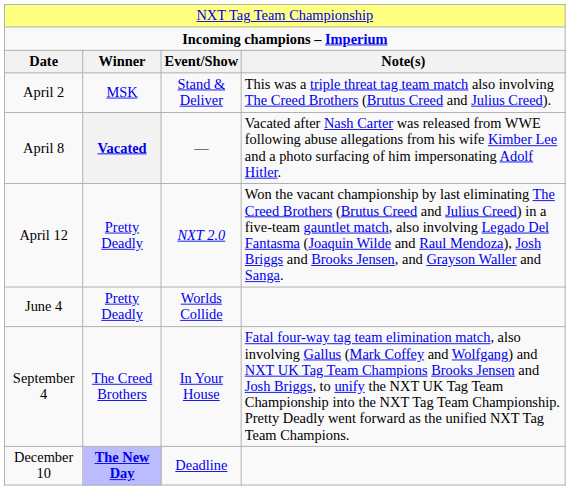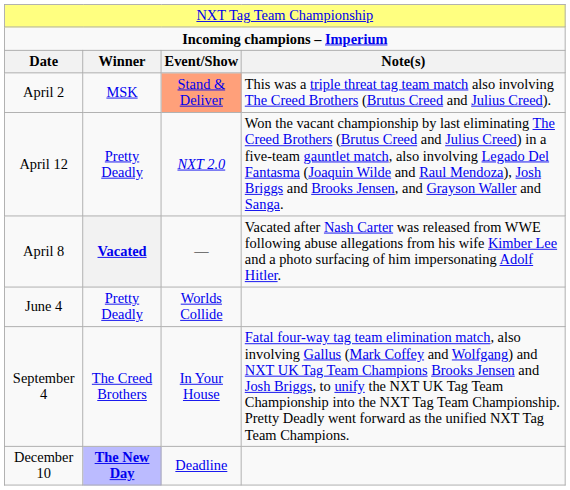(201, 92) no background -> (201, 92) lightsalmon background
rows swapped: (44, 147) <-> (44, 235)
